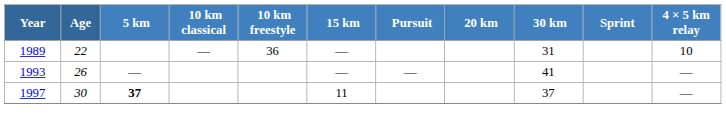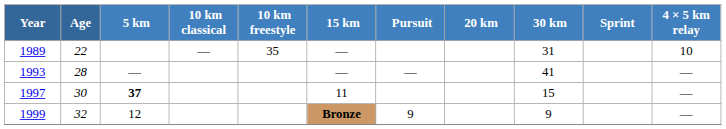(273, 51) 36 -> (273, 51) 35
(81, 72) 26 -> (81, 72) 28
(548, 93) 37 -> (548, 93) 15
+ row: (33, 114)
